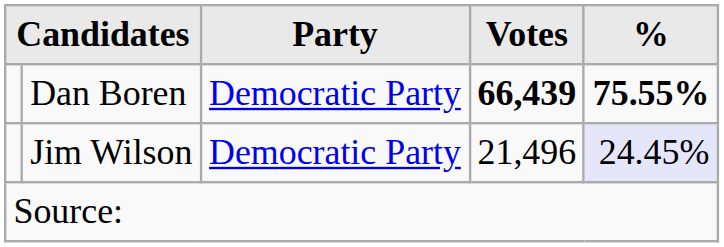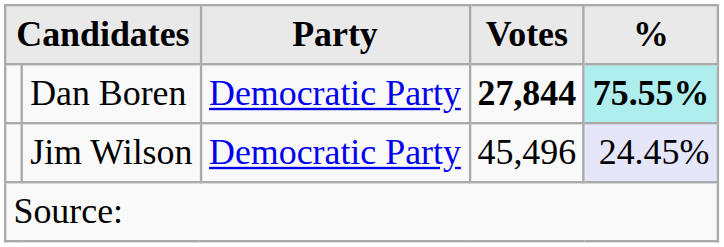(527, 93) 66,439 -> (527, 93) 27,844
(651, 93) no background -> (651, 93) paleturquoise background
(527, 152) 21,496 -> (527, 152) 45,496
